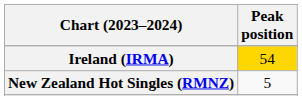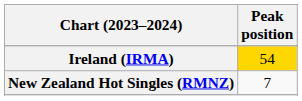(267, 82) 5 -> (267, 82) 7
